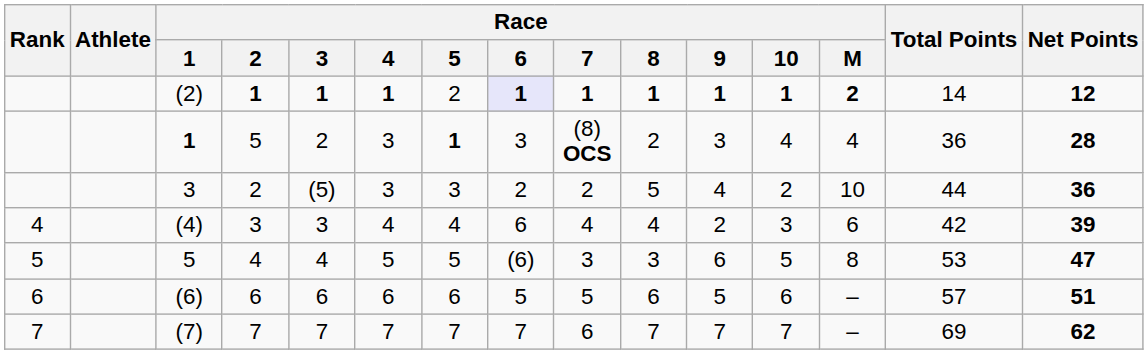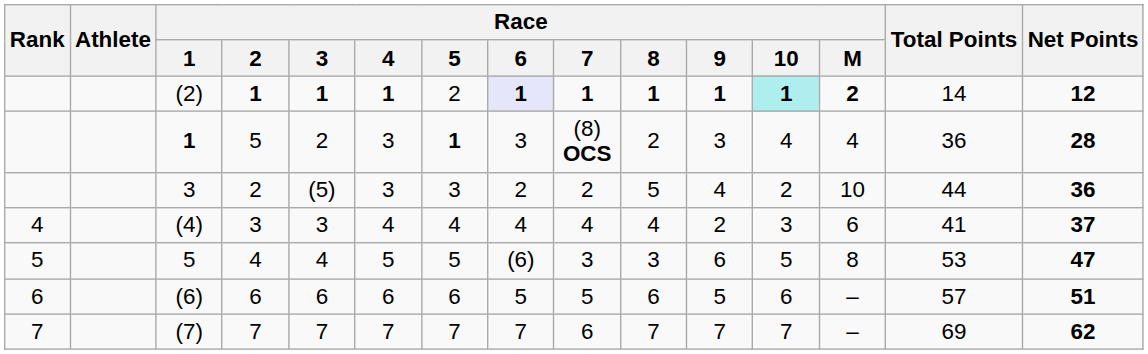(786, 93) no background -> (786, 93) paleturquoise background
(521, 225) 6 -> (521, 225) 4
(954, 225) 42 -> (954, 225) 41
(1083, 225) 39 -> (1083, 225) 37
